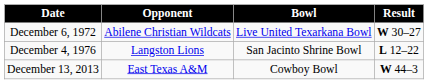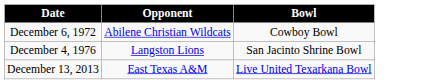- column: (399, 13)
(304, 32) Live United Texarkana Bowl -> (304, 32) Cowboy Bowl
(304, 69) Cowboy Bowl -> (304, 69) Live United Texarkana Bowl
